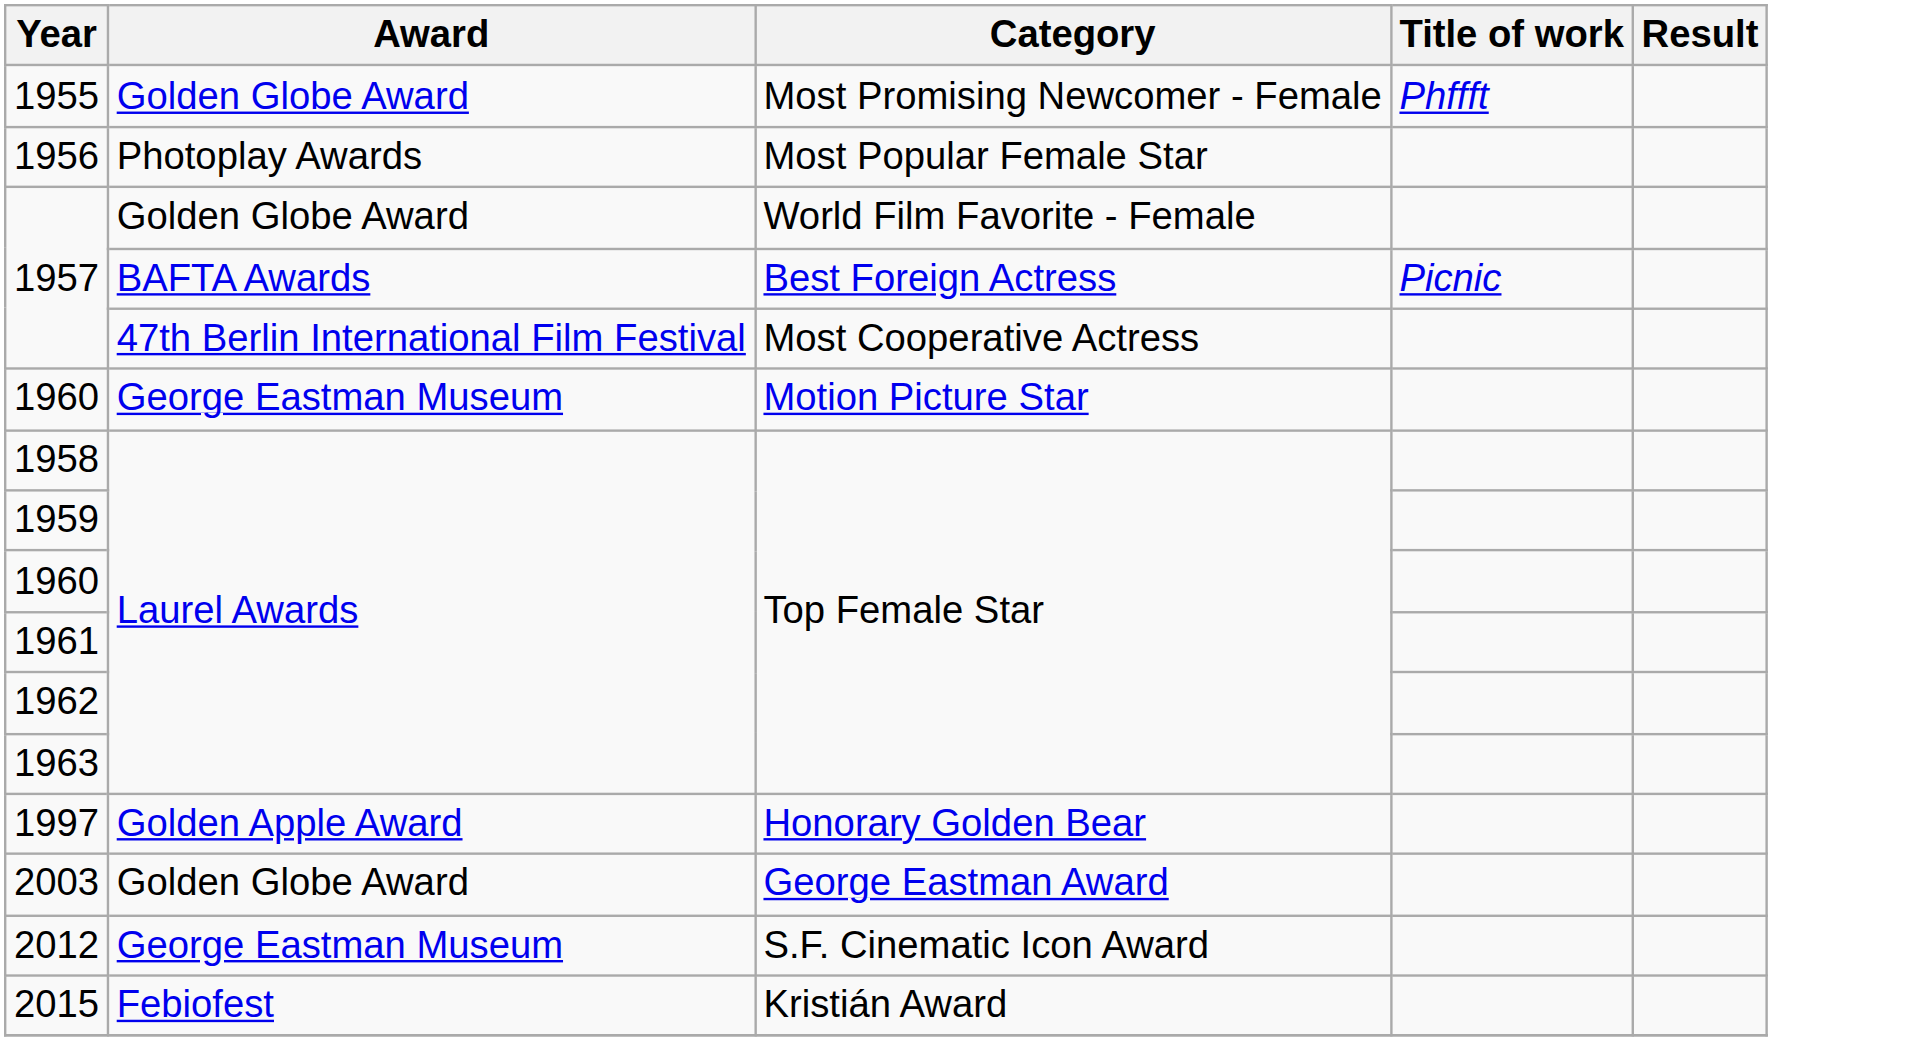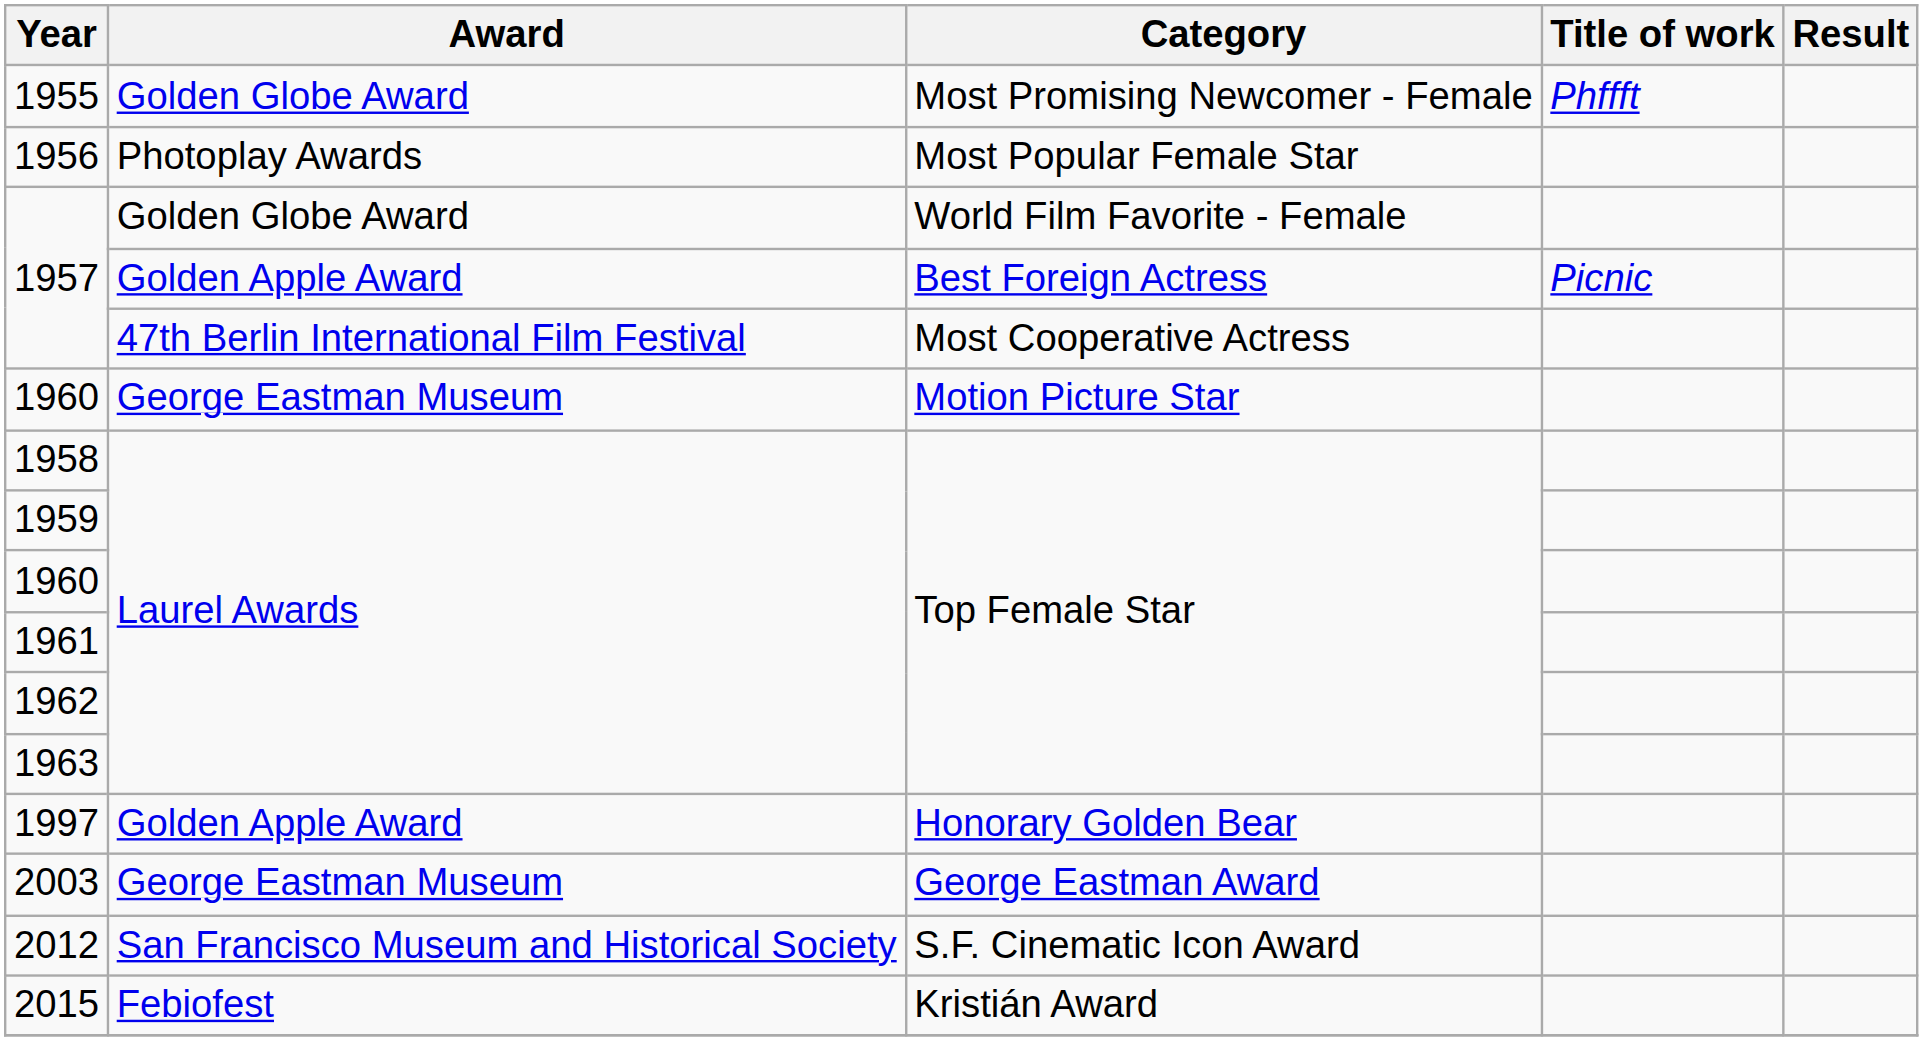(244, 277) BAFTA Awards -> (290, 277) Golden Apple Award
(293, 883) Golden Globe Award -> (340, 883) George Eastman Museum
(340, 944) George Eastman Museum -> (507, 944) San Francisco Museum and Historical Society
